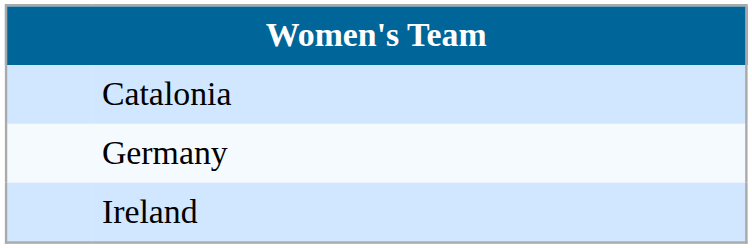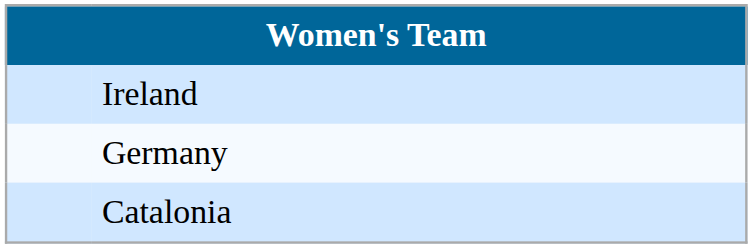rows swapped: (167, 93) <-> (150, 211)
